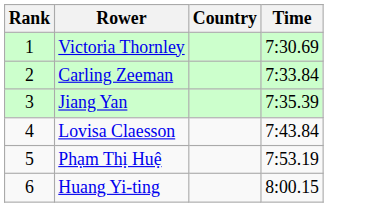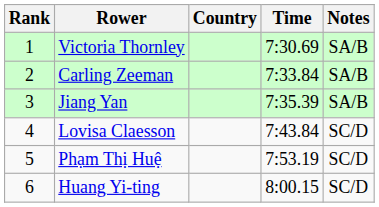+ column: (348, 18)
